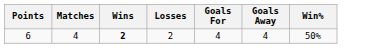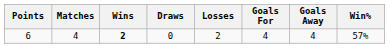+ column: (171, 17)
(313, 36) 50% -> (360, 36) 57%
